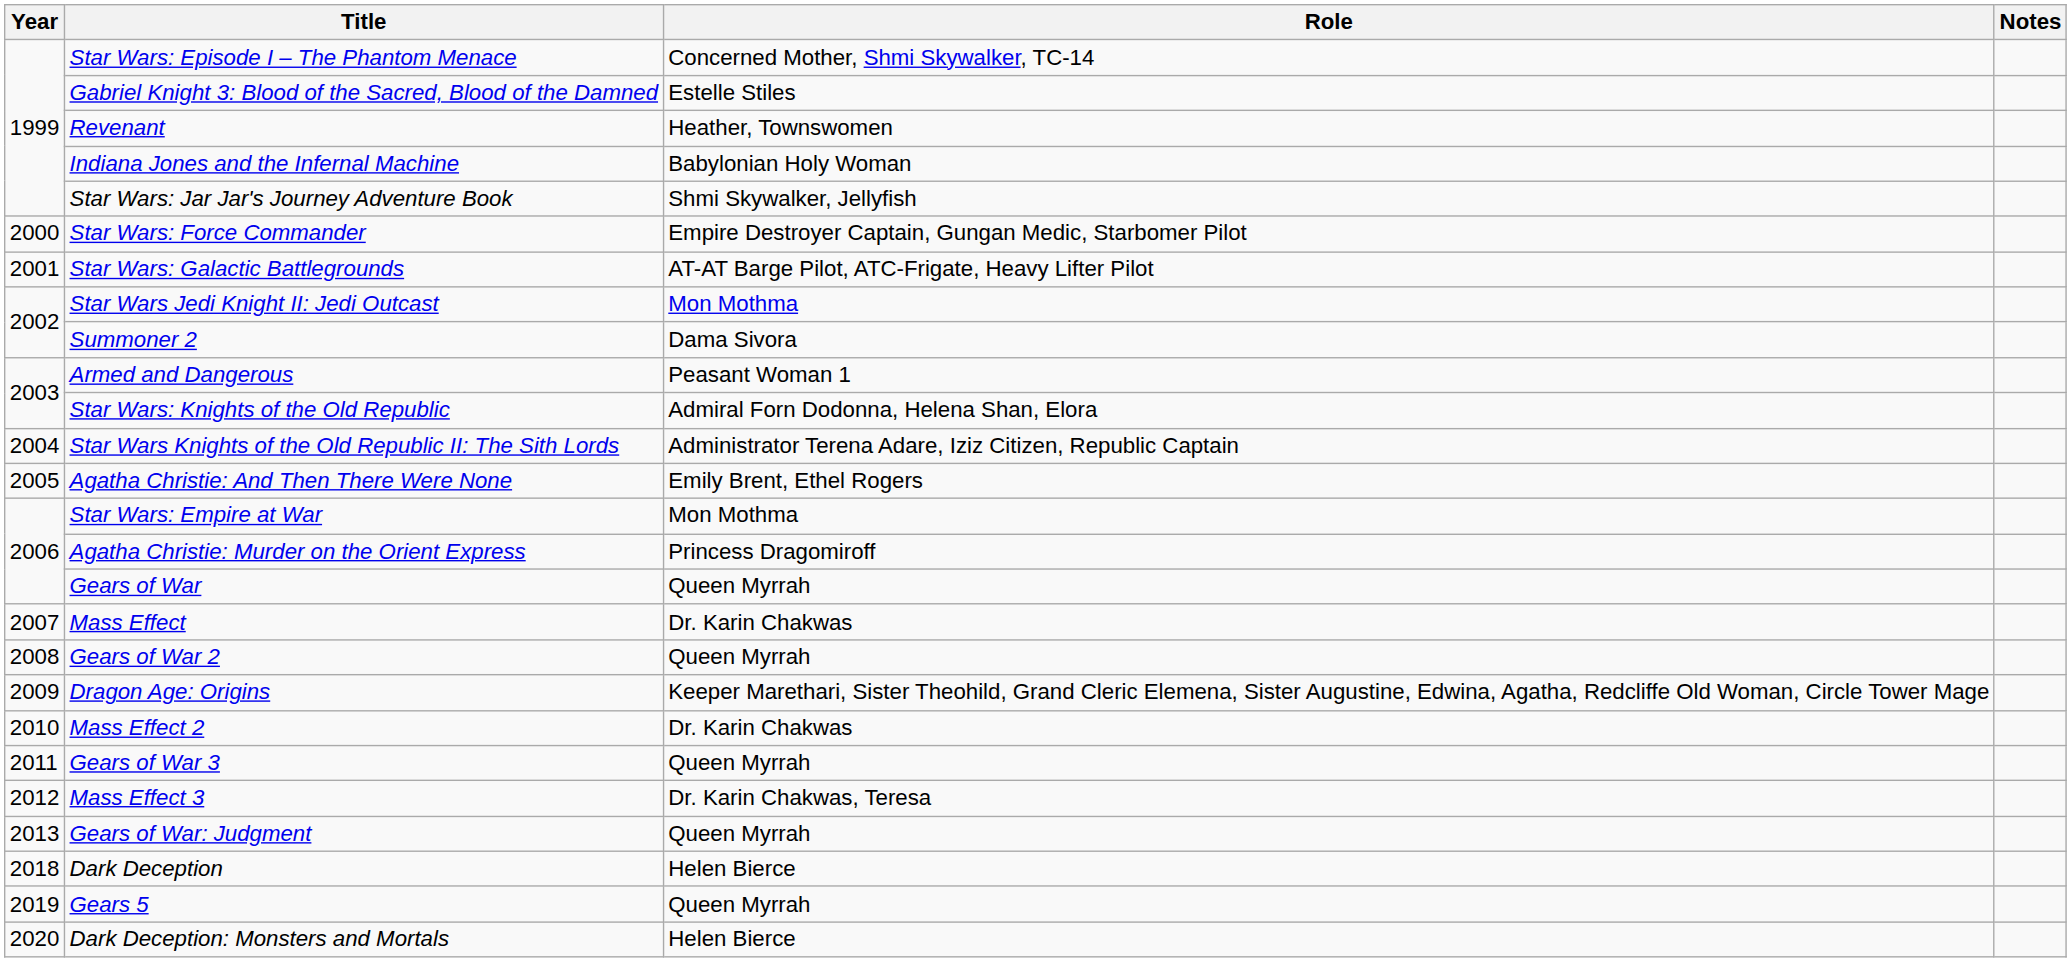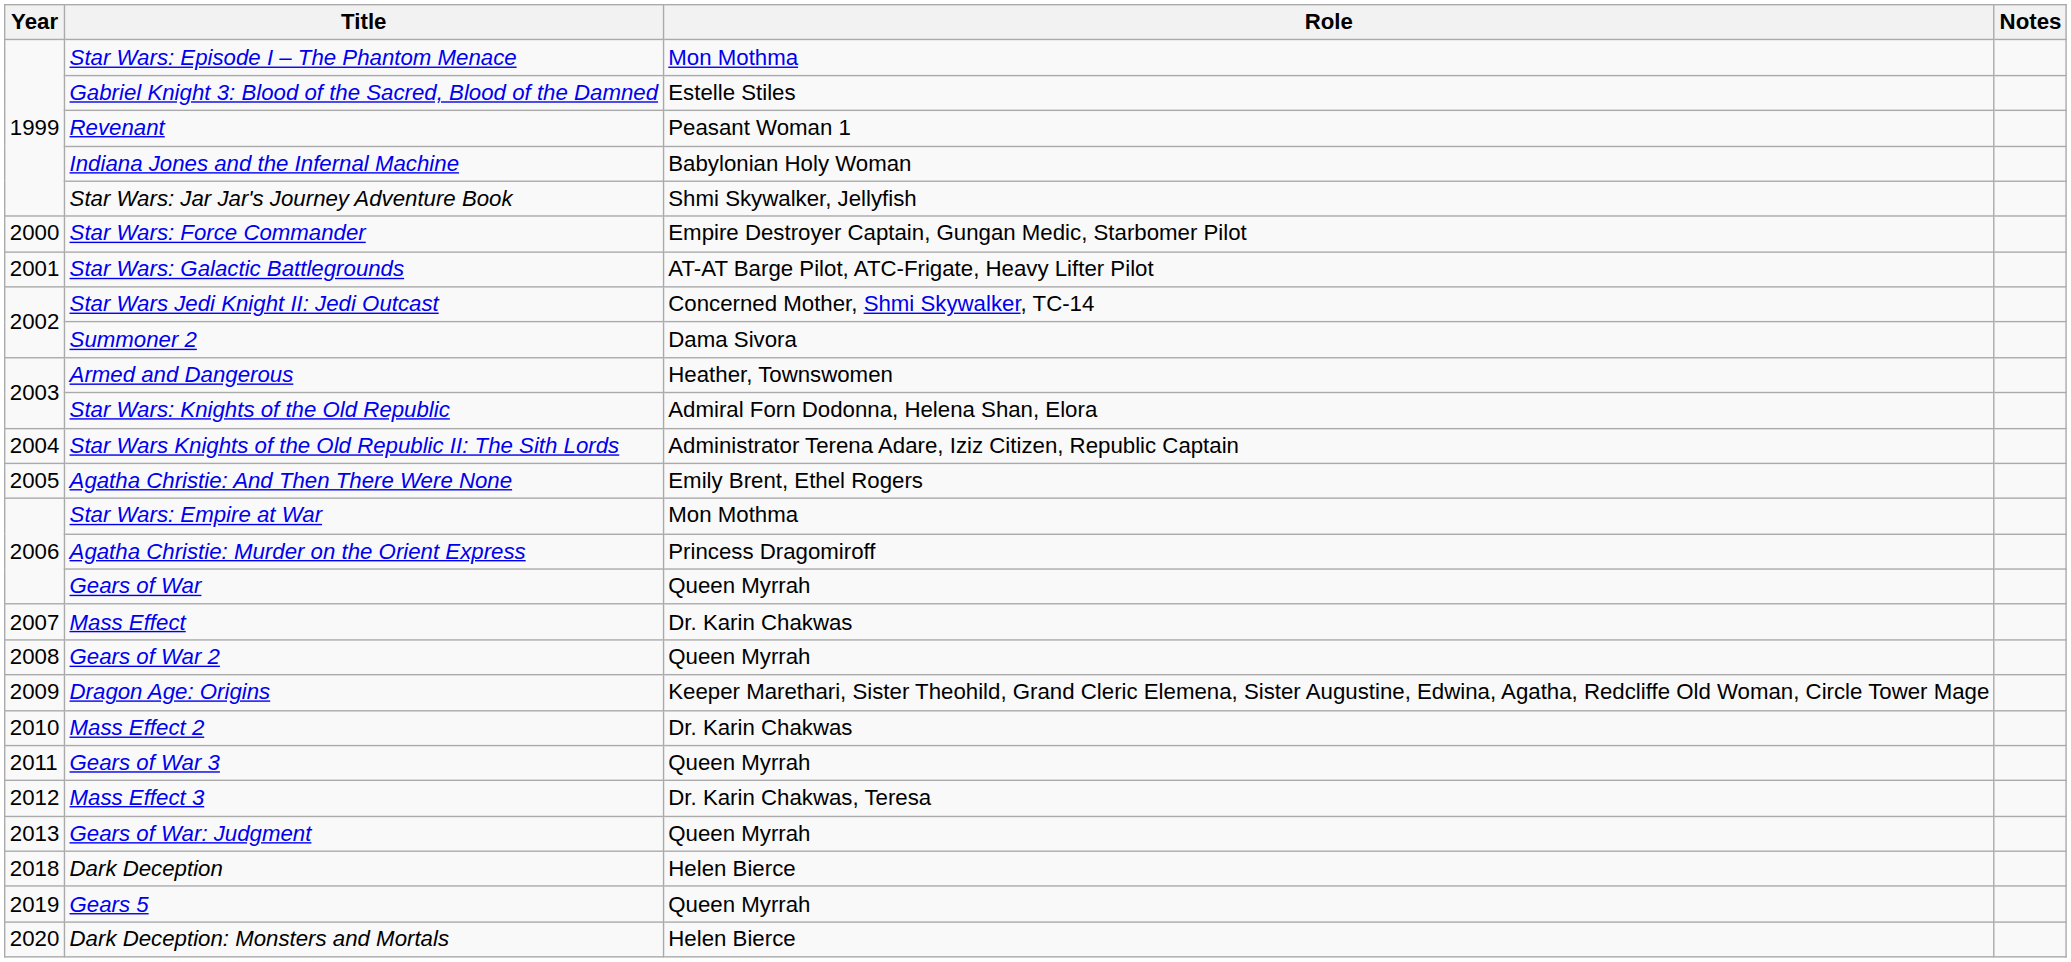(881, 57) Concerned Mother, Shmi Skywalker, TC-14 -> (733, 57) Mon Mothma
(781, 127) Heather, Townswomen -> (760, 127) Peasant Woman 1
(733, 304) Mon Mothma -> (881, 304) Concerned Mother, Shmi Skywalker, TC-14
(760, 374) Peasant Woman 1 -> (781, 374) Heather, Townswomen
